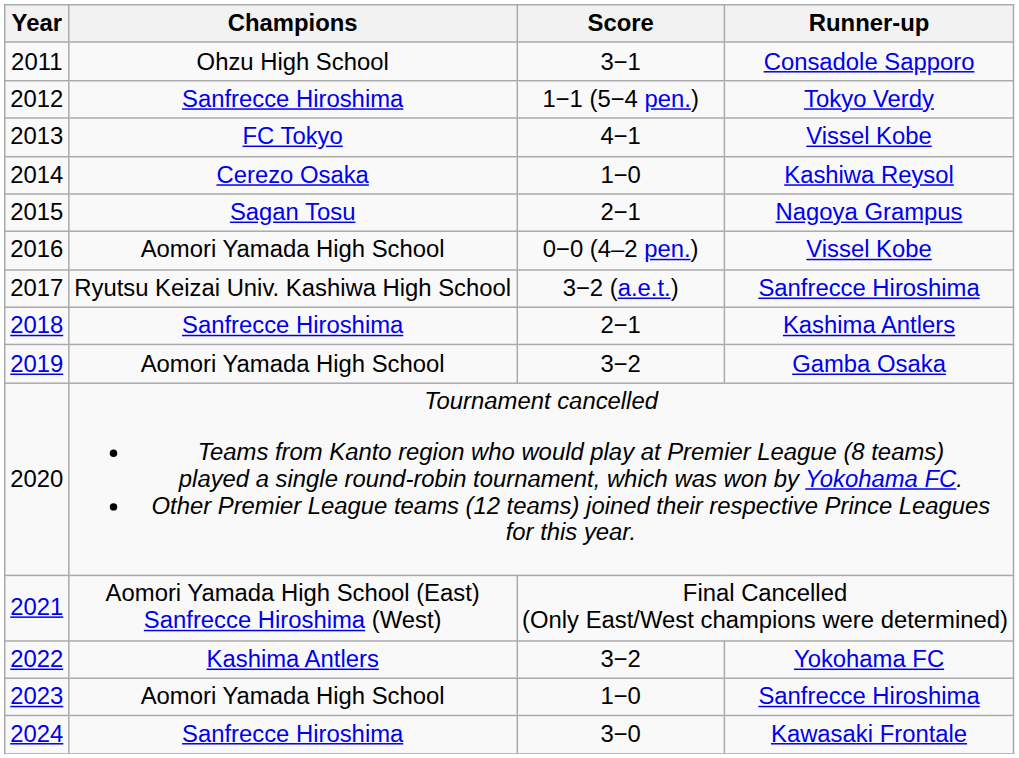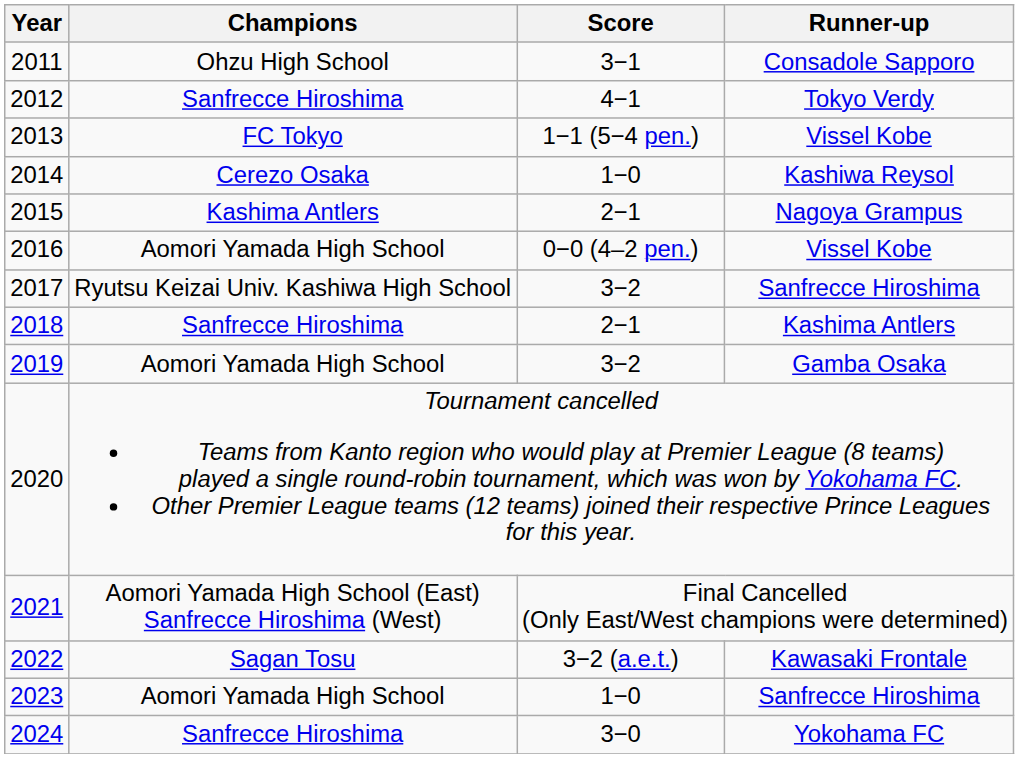(621, 99) 1−1 (5−4 pen.) -> (621, 99) 4−1
(621, 136) 4−1 -> (621, 136) 1−1 (5−4 pen.)
(293, 212) Sagan Tosu -> (293, 212) Kashima Antlers
(621, 288) 3−2 (a.e.t.) -> (621, 288) 3−2
(293, 658) Kashima Antlers -> (293, 658) Sagan Tosu
(621, 658) 3−2 -> (621, 658) 3−2 (a.e.t.)
(869, 658) Yokohama FC -> (869, 658) Kawasaki Frontale
(869, 734) Kawasaki Frontale -> (869, 734) Yokohama FC
